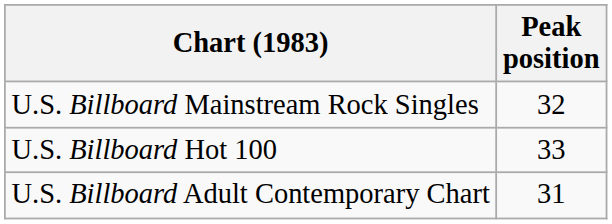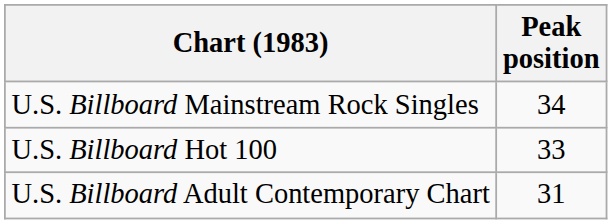(551, 104) 32 -> (551, 104) 34
